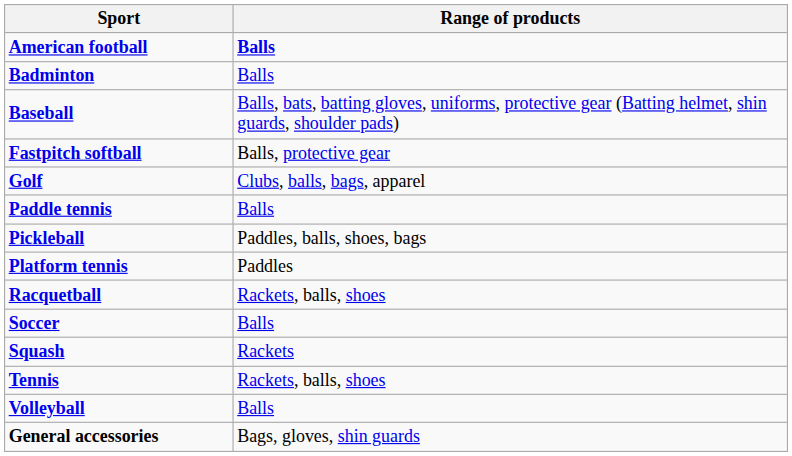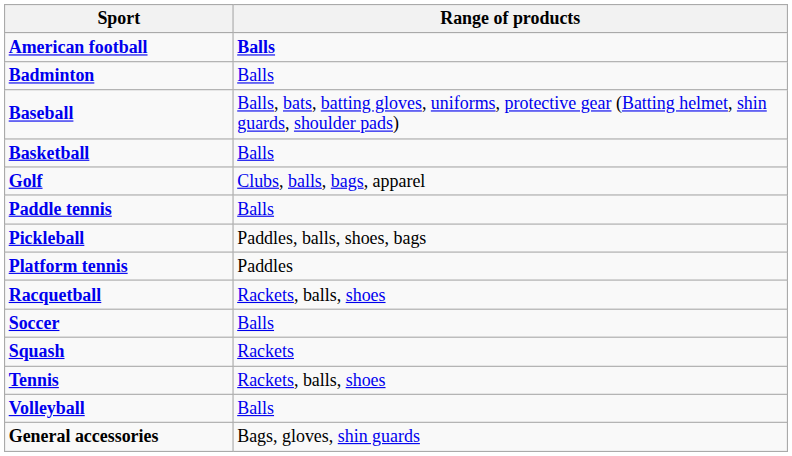+ row: (49, 152)
- row: (75, 152)
